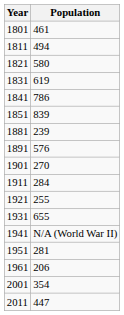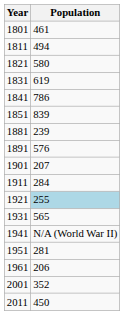(41, 166) 270 -> (41, 166) 207
(41, 200) no background -> (41, 200) lightblue background
(41, 217) 655 -> (41, 217) 565
(41, 285) 354 -> (41, 285) 352
(41, 302) 447 -> (41, 302) 450
